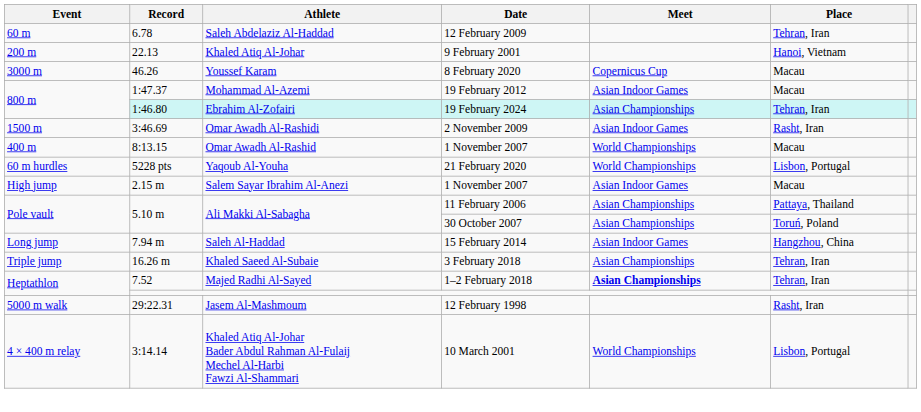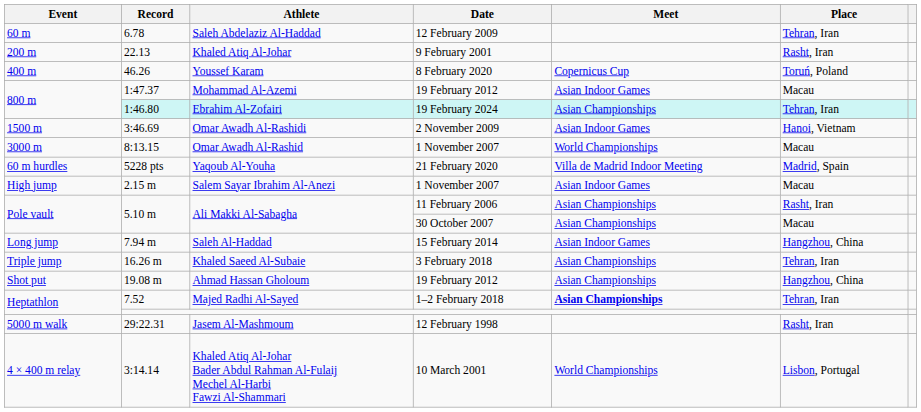(810, 52) Hanoi, Vietnam -> (808, 52) Rasht, Iran
(25, 71) 3000 m -> (22, 71) 400 m
(789, 71) Macau -> (815, 71) Toruń, Poland
(799, 128) Rasht, Iran -> (819, 128) Hanoi, Vietnam
(22, 147) 400 m -> (25, 147) 3000 m
(644, 166) World Championships -> (628, 166) Villa de Madrid Indoor Meeting
(812, 166) Lisbon, Portugal -> (816, 166) Madrid, Spain
(813, 204) Pattaya, Thailand -> (808, 204) Rasht, Iran
(806, 223) Toruń, Poland -> (798, 223) Macau
+ row: (251, 280)
